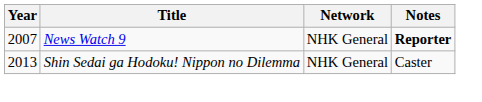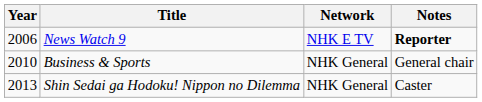(22, 39) 2007 -> (22, 39) 2006
(347, 39) NHK General -> (340, 39) NHK E TV
+ row: (97, 62)
